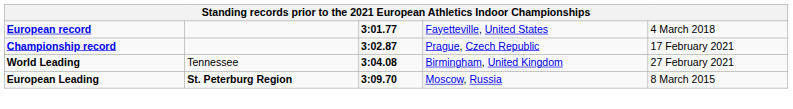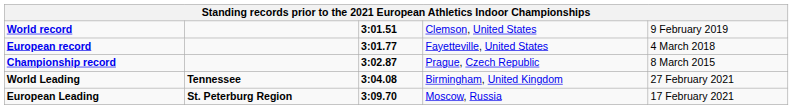+ row: (40, 29)
(692, 46) 17 February 2021 -> (683, 63) 8 March 2015
(213, 63) normal -> (214, 79) bold
(683, 79) 8 March 2015 -> (692, 96) 17 February 2021
